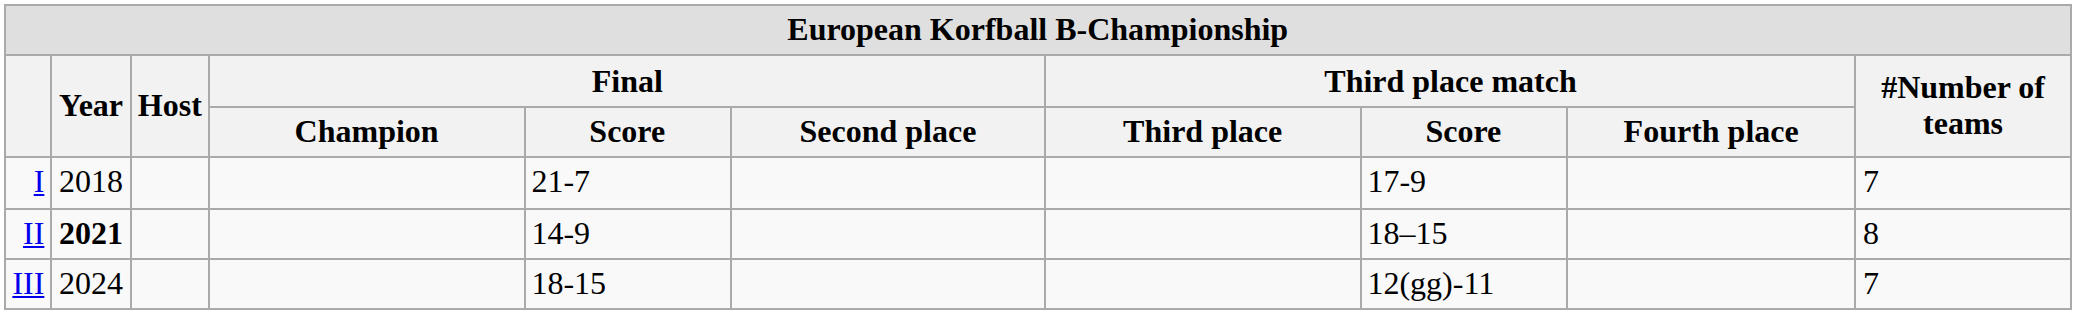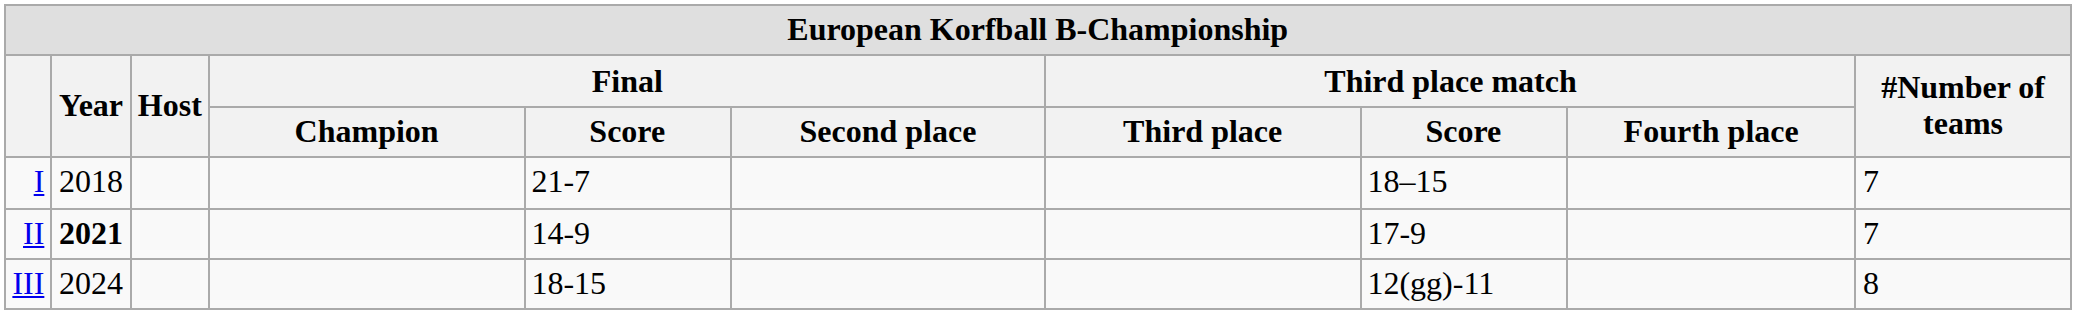(1397, 182) 17-9 -> (1407, 182) 18–15
(1407, 232) 18–15 -> (1397, 232) 17-9
(1871, 232) 8 -> (1871, 232) 7
(1871, 283) 7 -> (1871, 283) 8
